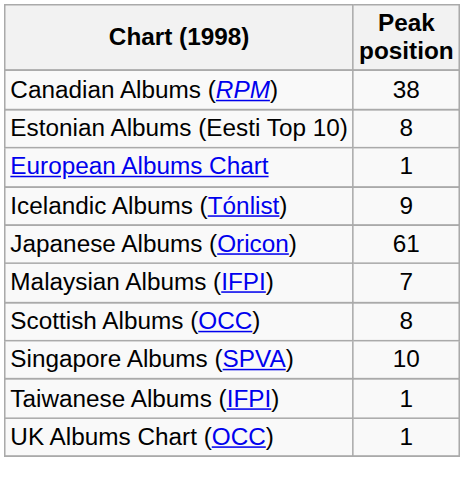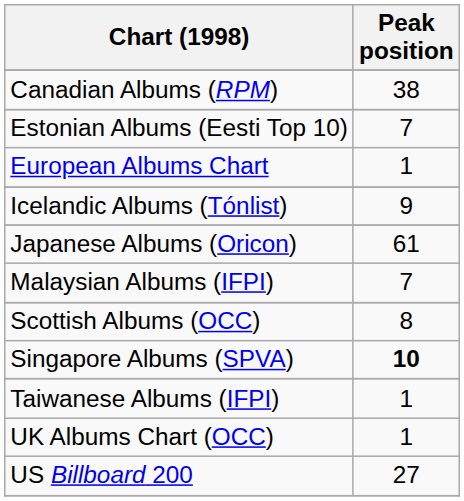(406, 128) 8 -> (406, 128) 7
(406, 359) normal -> (406, 359) bold
+ row: (102, 475)
